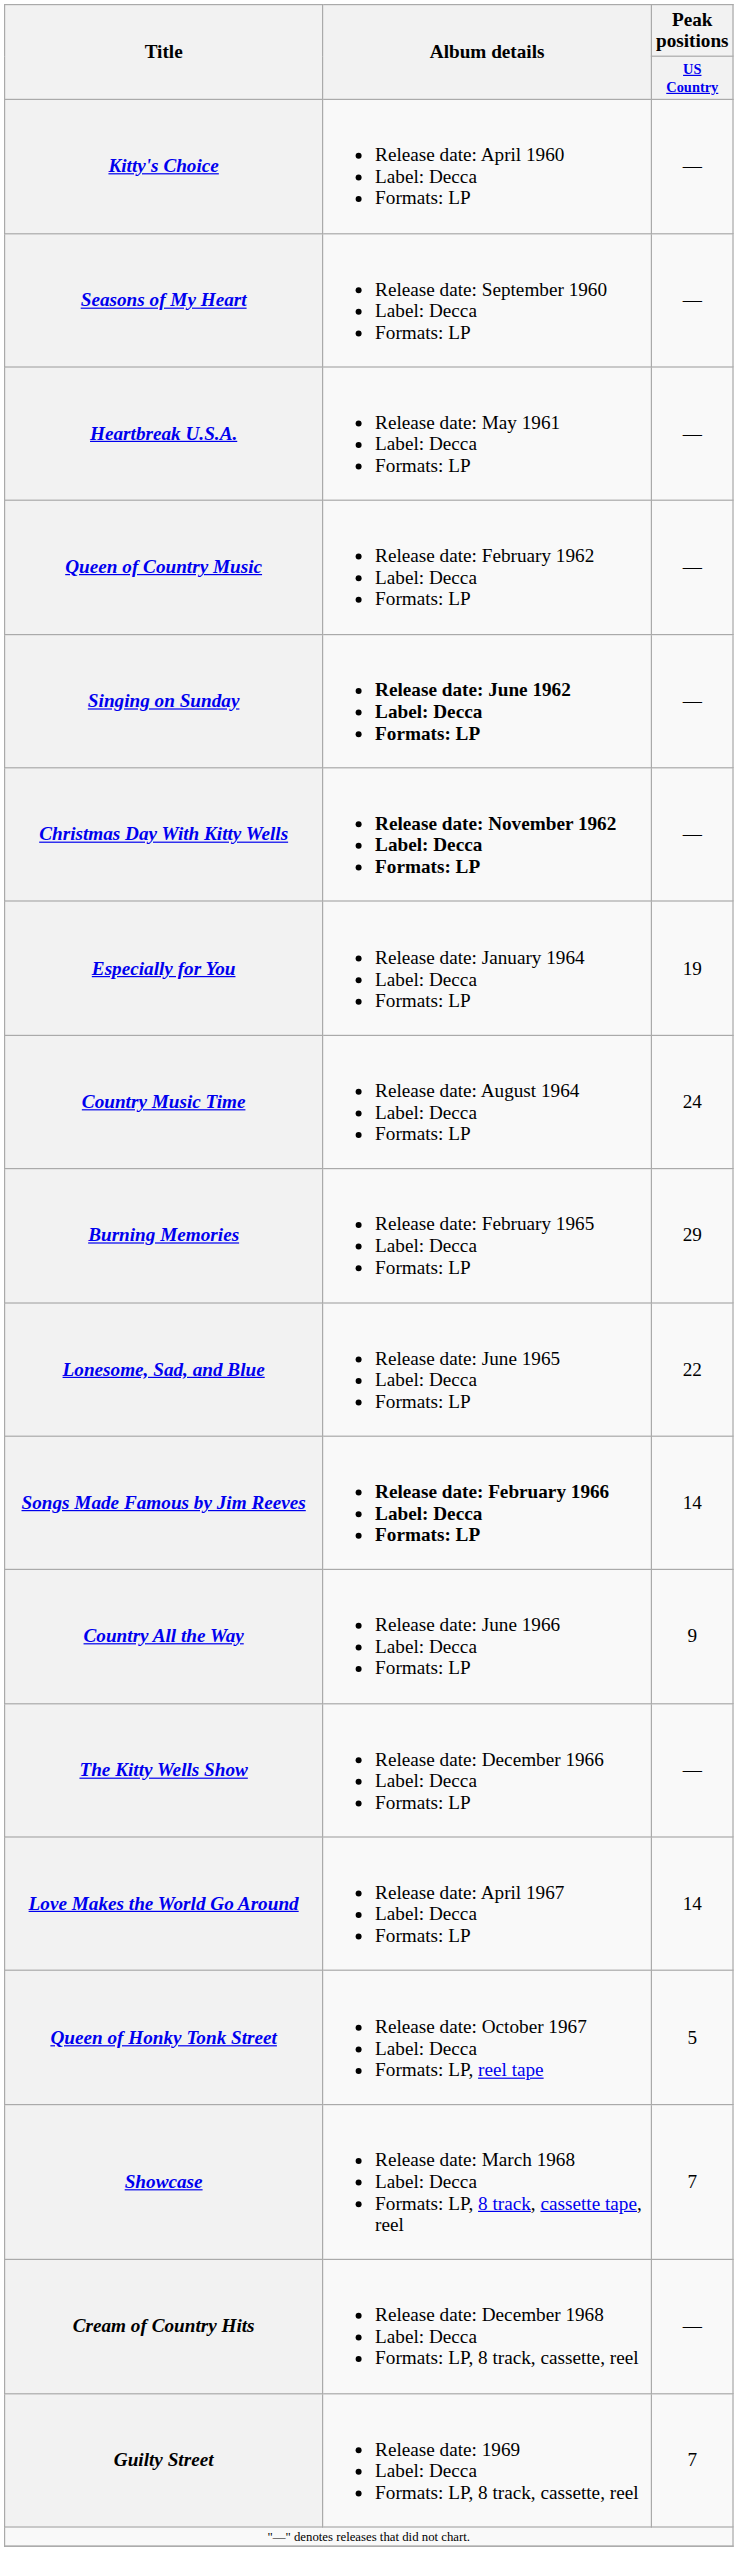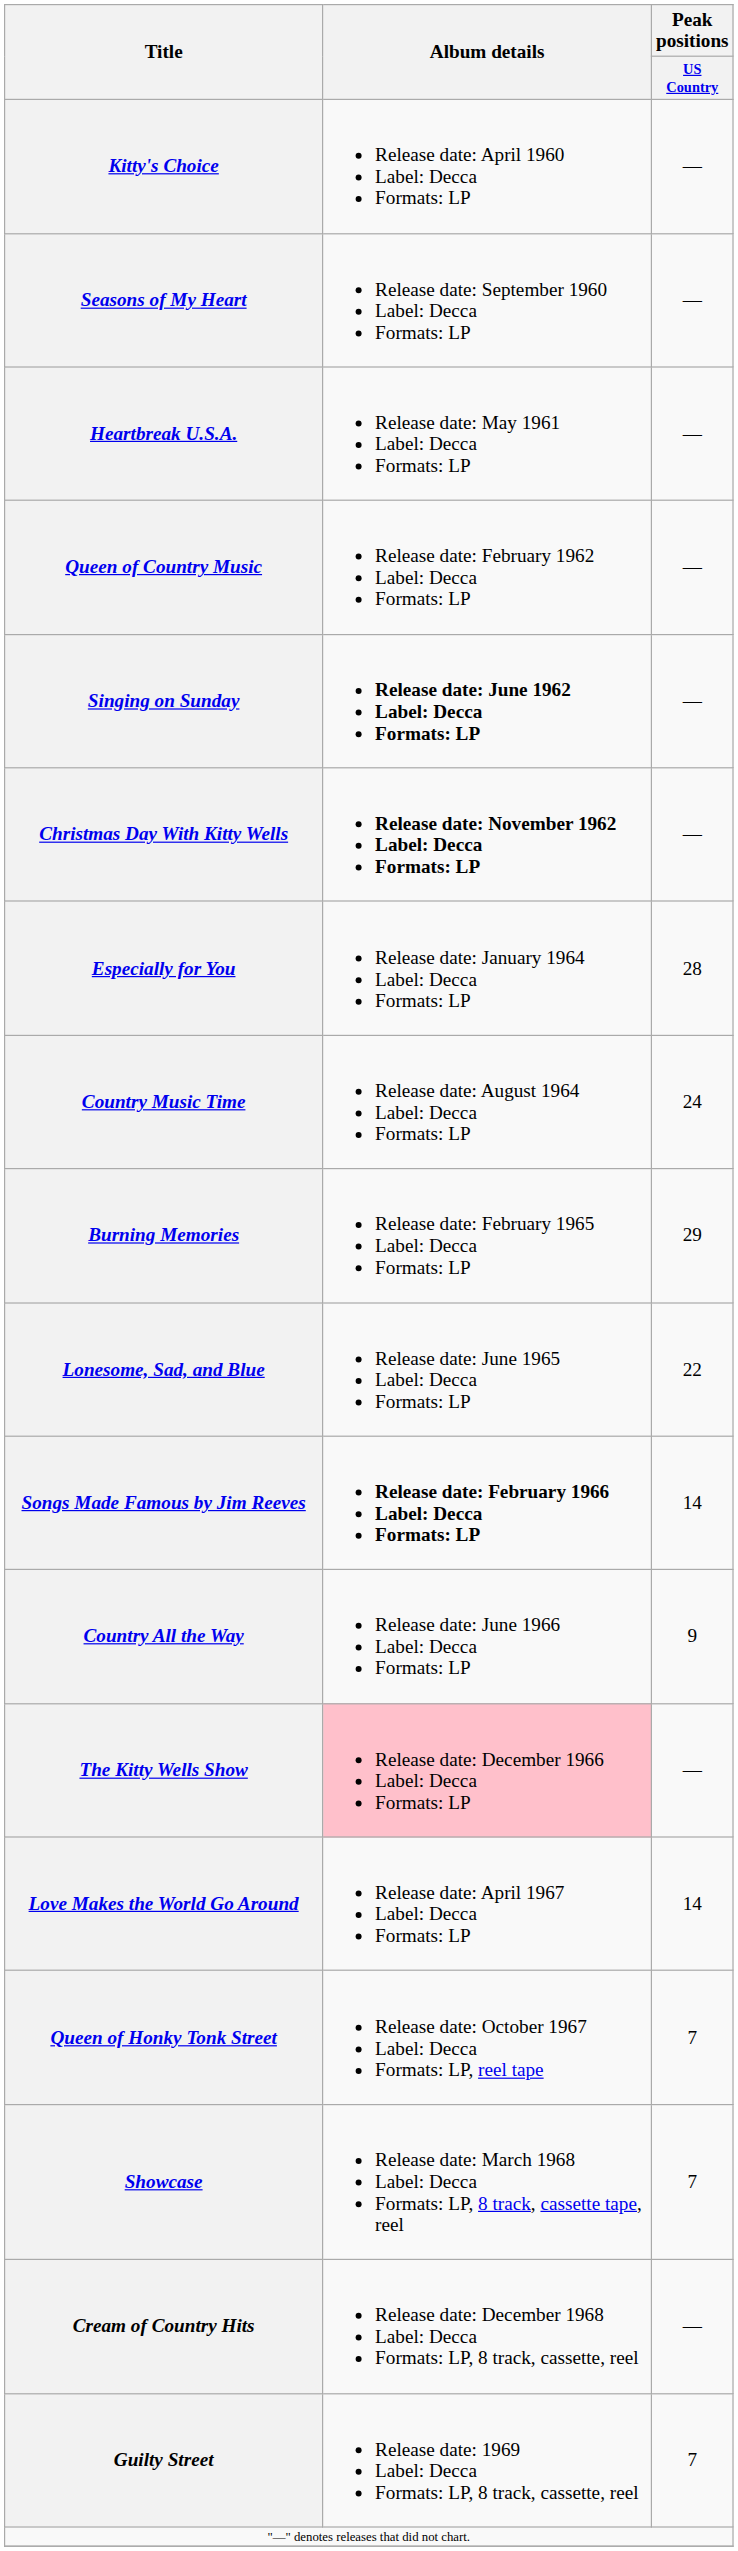(692, 968) 19 -> (692, 968) 28
(487, 1781) no background -> (487, 1781) pink background
(692, 2037) 5 -> (692, 2037) 7
